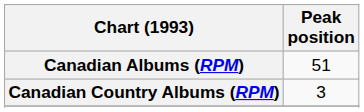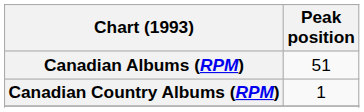(321, 92) 3 -> (321, 92) 1
